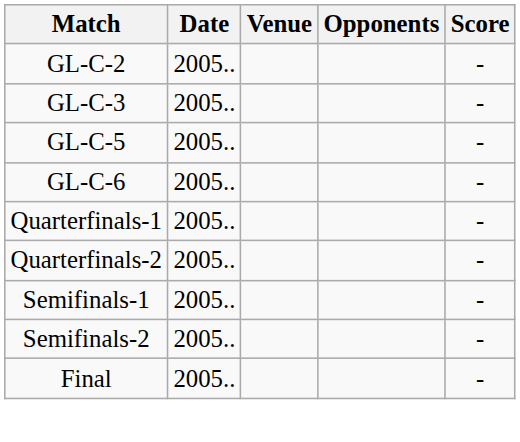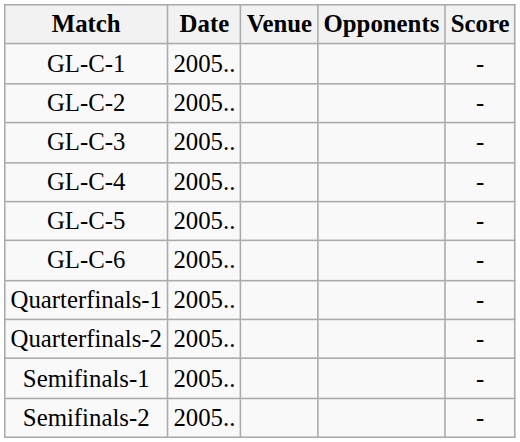+ row: (86, 63)
+ row: (86, 181)
- row: (86, 378)
